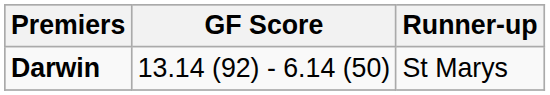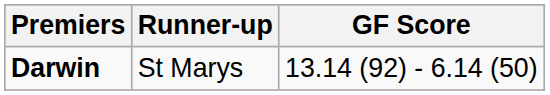columns swapped: (264, 25) <-> (470, 25)
